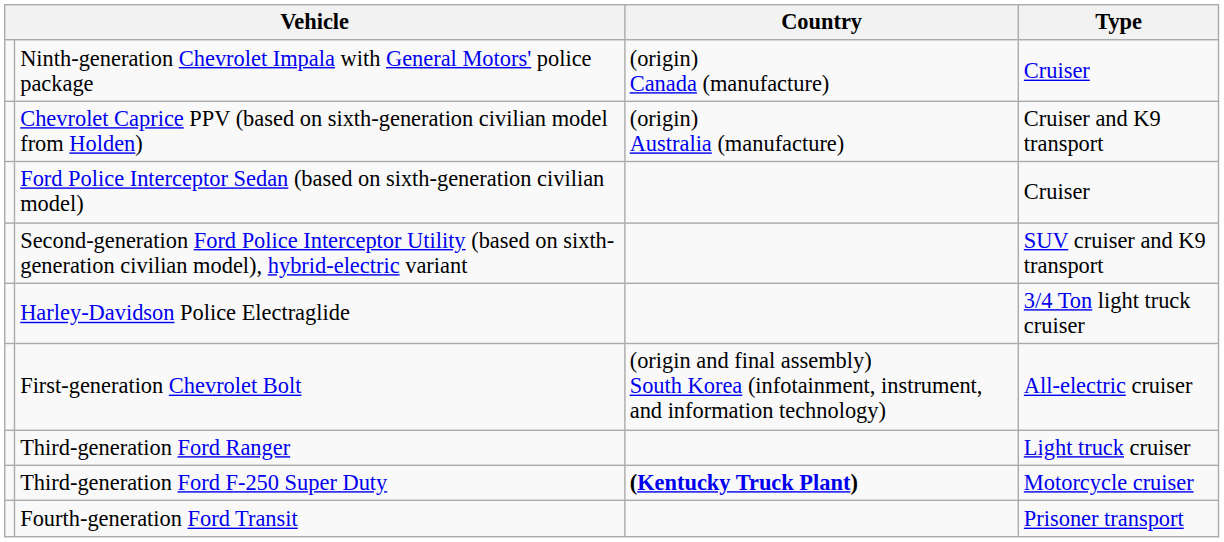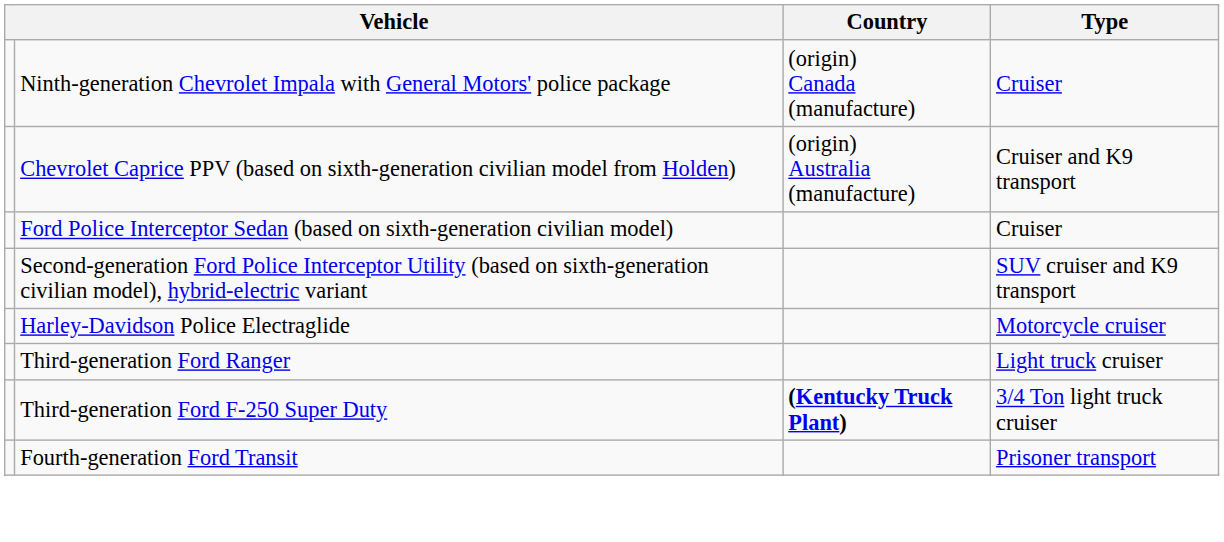(1107, 313) 3/4 Ton light truck cruiser -> (1081, 325) Motorcycle cruiser
- row: (161, 386)
(1109, 482) Motorcycle cruiser -> (1079, 409) 3/4 Ton light truck cruiser
